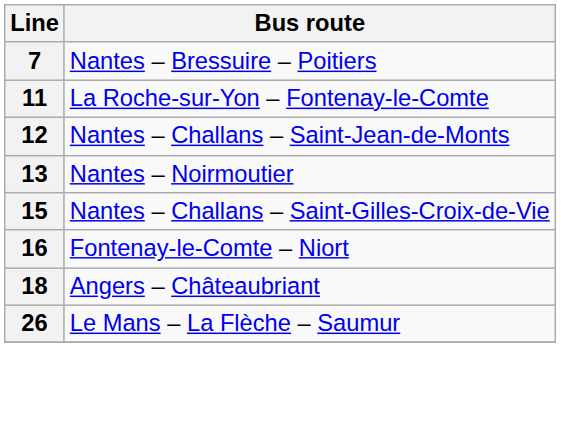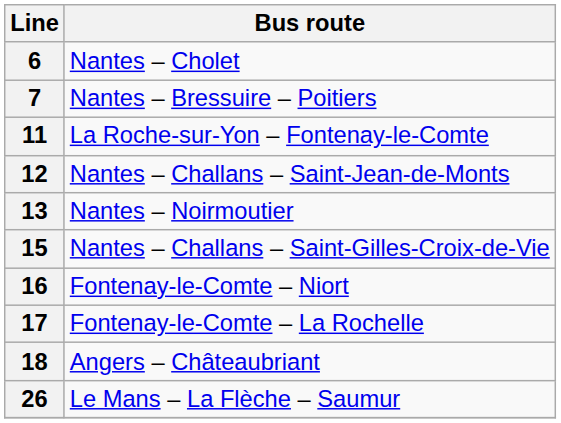+ row: (35, 60)
+ row: (35, 323)
